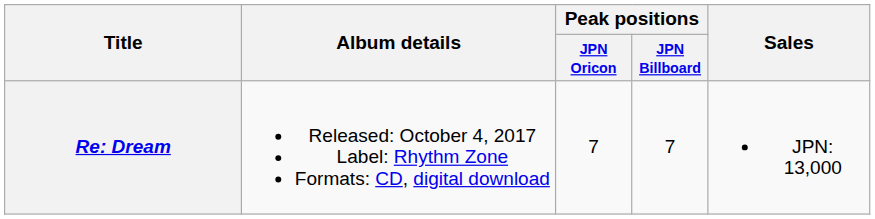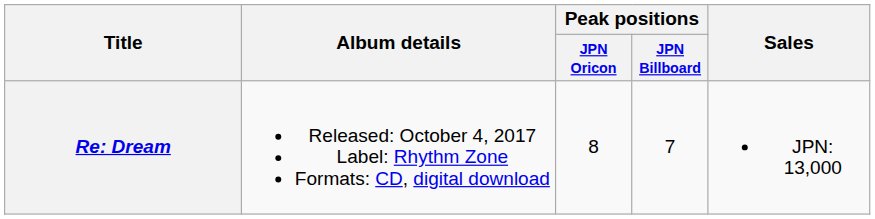(594, 147) 7 -> (594, 147) 8
